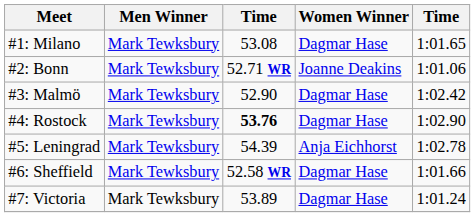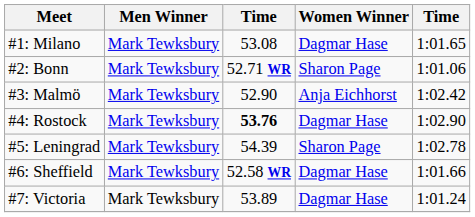(350, 69) Joanne Deakins -> (340, 69) Sharon Page
(343, 95) Dagmar Hase -> (348, 95) Anja Eichhorst
(348, 146) Anja Eichhorst -> (340, 146) Sharon Page
